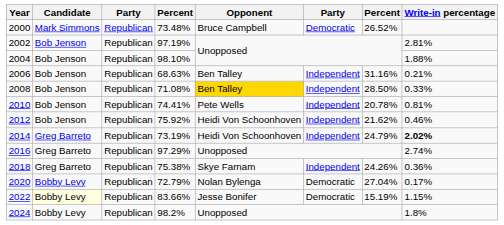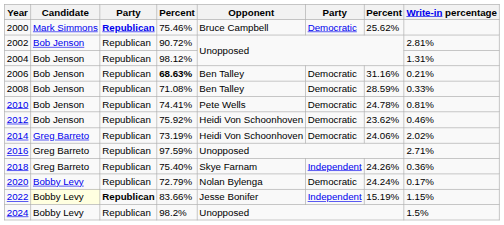(128, 27) normal -> (128, 27) bold
(174, 27) 73.48% -> (176, 27) 75.46%
(381, 27) 26.52% -> (383, 27) 25.62%
(174, 43) 97.19% -> (176, 43) 90.72%
(174, 58) 98.10% -> (176, 58) 98.12%
(418, 58) 1.88% -> (420, 58) 1.31%
(174, 74) normal -> (176, 74) bold
(333, 74) Independent -> (332, 74) Democratic
(220, 89) gold background -> (222, 89) no background
(333, 89) Independent -> (332, 89) Democratic
(381, 89) 28.50% -> (383, 89) 28.59%
(333, 104) Independent -> (332, 104) Democratic
(381, 104) 20.78% -> (383, 104) 24.78%
(333, 120) Independent -> (332, 120) Democratic
(381, 120) 21.62% -> (383, 120) 23.62%
(333, 135) Independent -> (332, 135) Democratic
(381, 135) 24.79% -> (383, 135) 24.06%
(418, 135) bold -> (420, 135) normal
(174, 151) 97.29% -> (176, 151) 97.59%
(418, 151) 2.74% -> (420, 151) 2.71%
(174, 166) 75.38% -> (176, 166) 75.40%
(381, 181) 27.04% -> (383, 181) 24.24%
(128, 197) normal -> (128, 197) bold
(330, 197) Democratic -> (335, 197) Independent
(416, 212) 1.8% -> (417, 212) 1.5%
